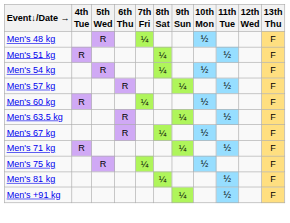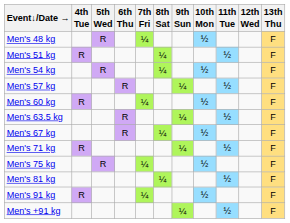+ row: (31, 195)
